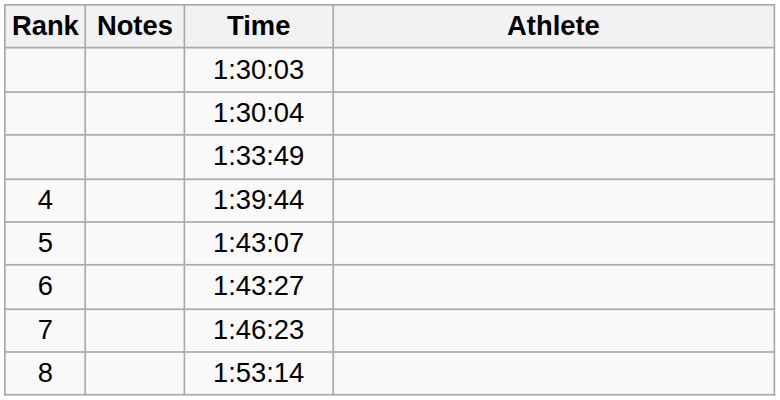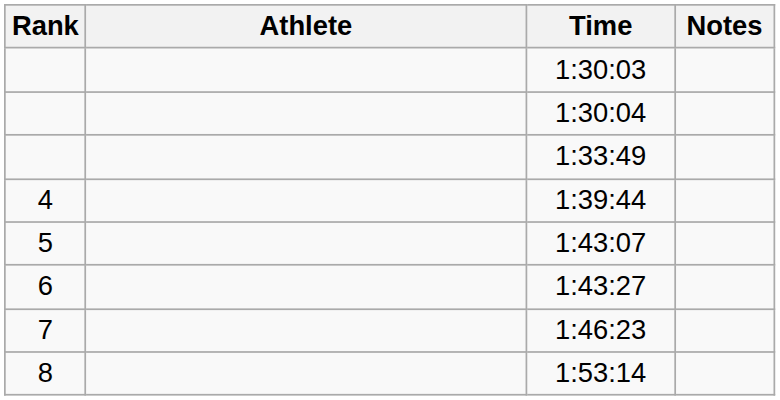columns swapped: (553, 26) <-> (135, 26)
